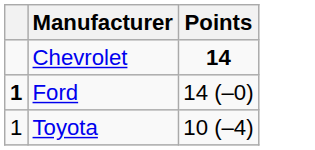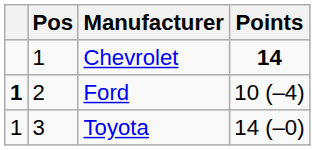+ column: (53, 22)
(218, 93) 14 (–0) -> (269, 93) 10 (–4)
(218, 128) 10 (–4) -> (269, 128) 14 (–0)
